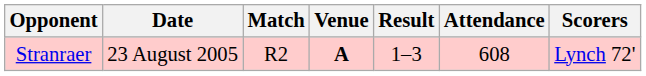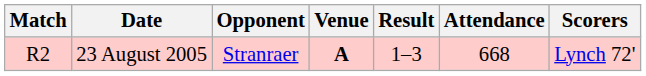columns swapped: (276, 20) <-> (54, 20)
(494, 53) 608 -> (494, 53) 668
